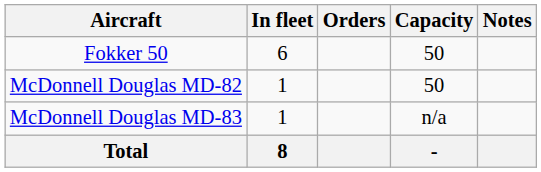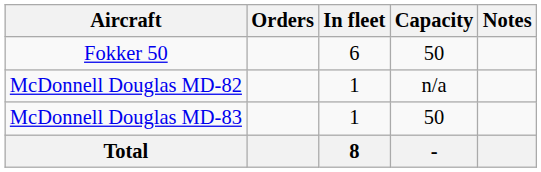columns swapped: (282, 20) <-> (354, 20)
(434, 85) 50 -> (434, 85) n/a
(434, 118) n/a -> (434, 118) 50
